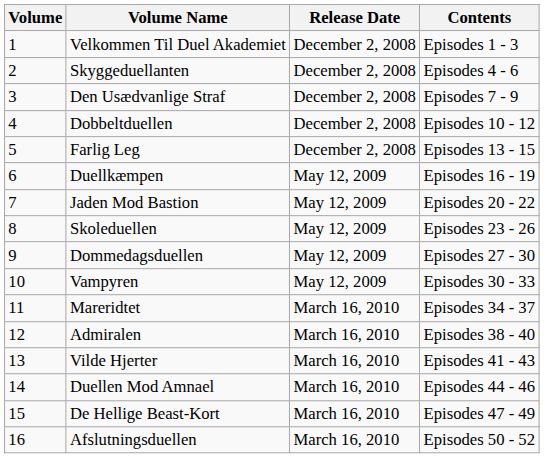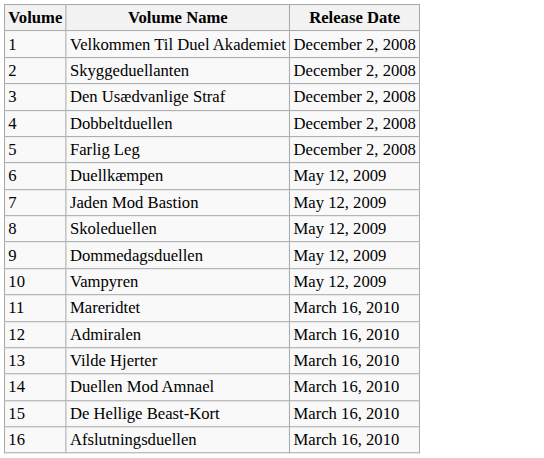- column: (479, 17)
